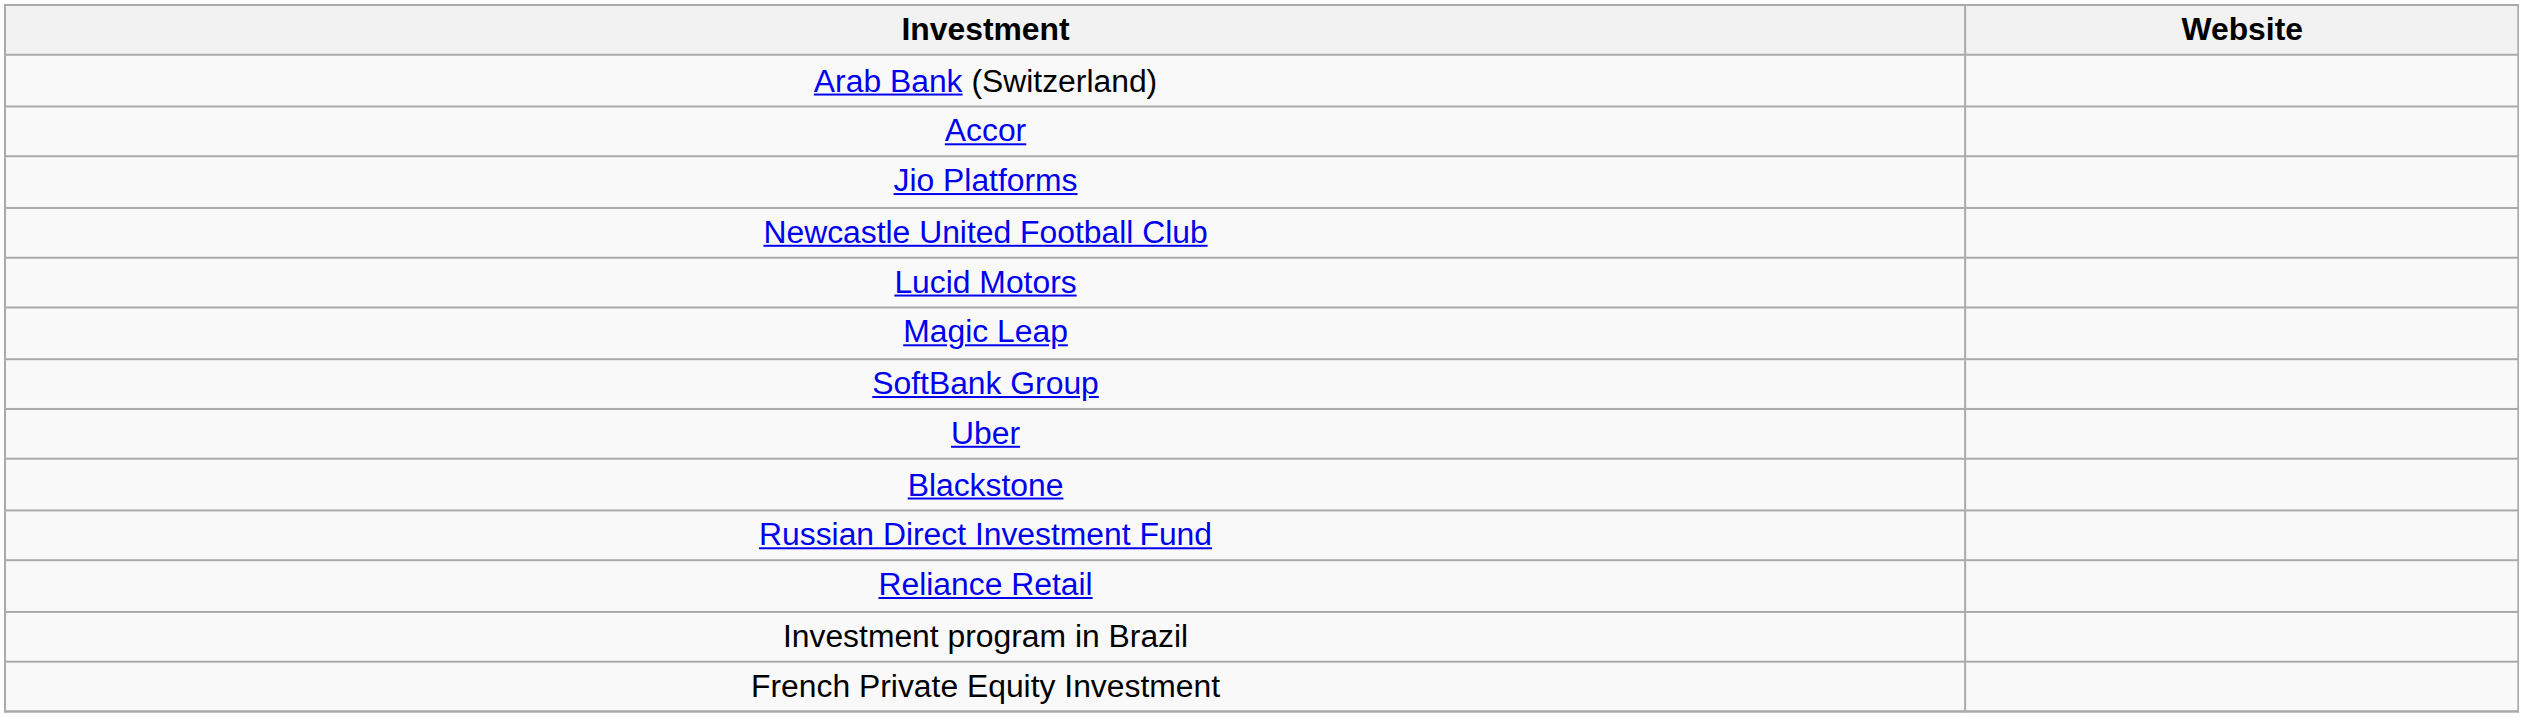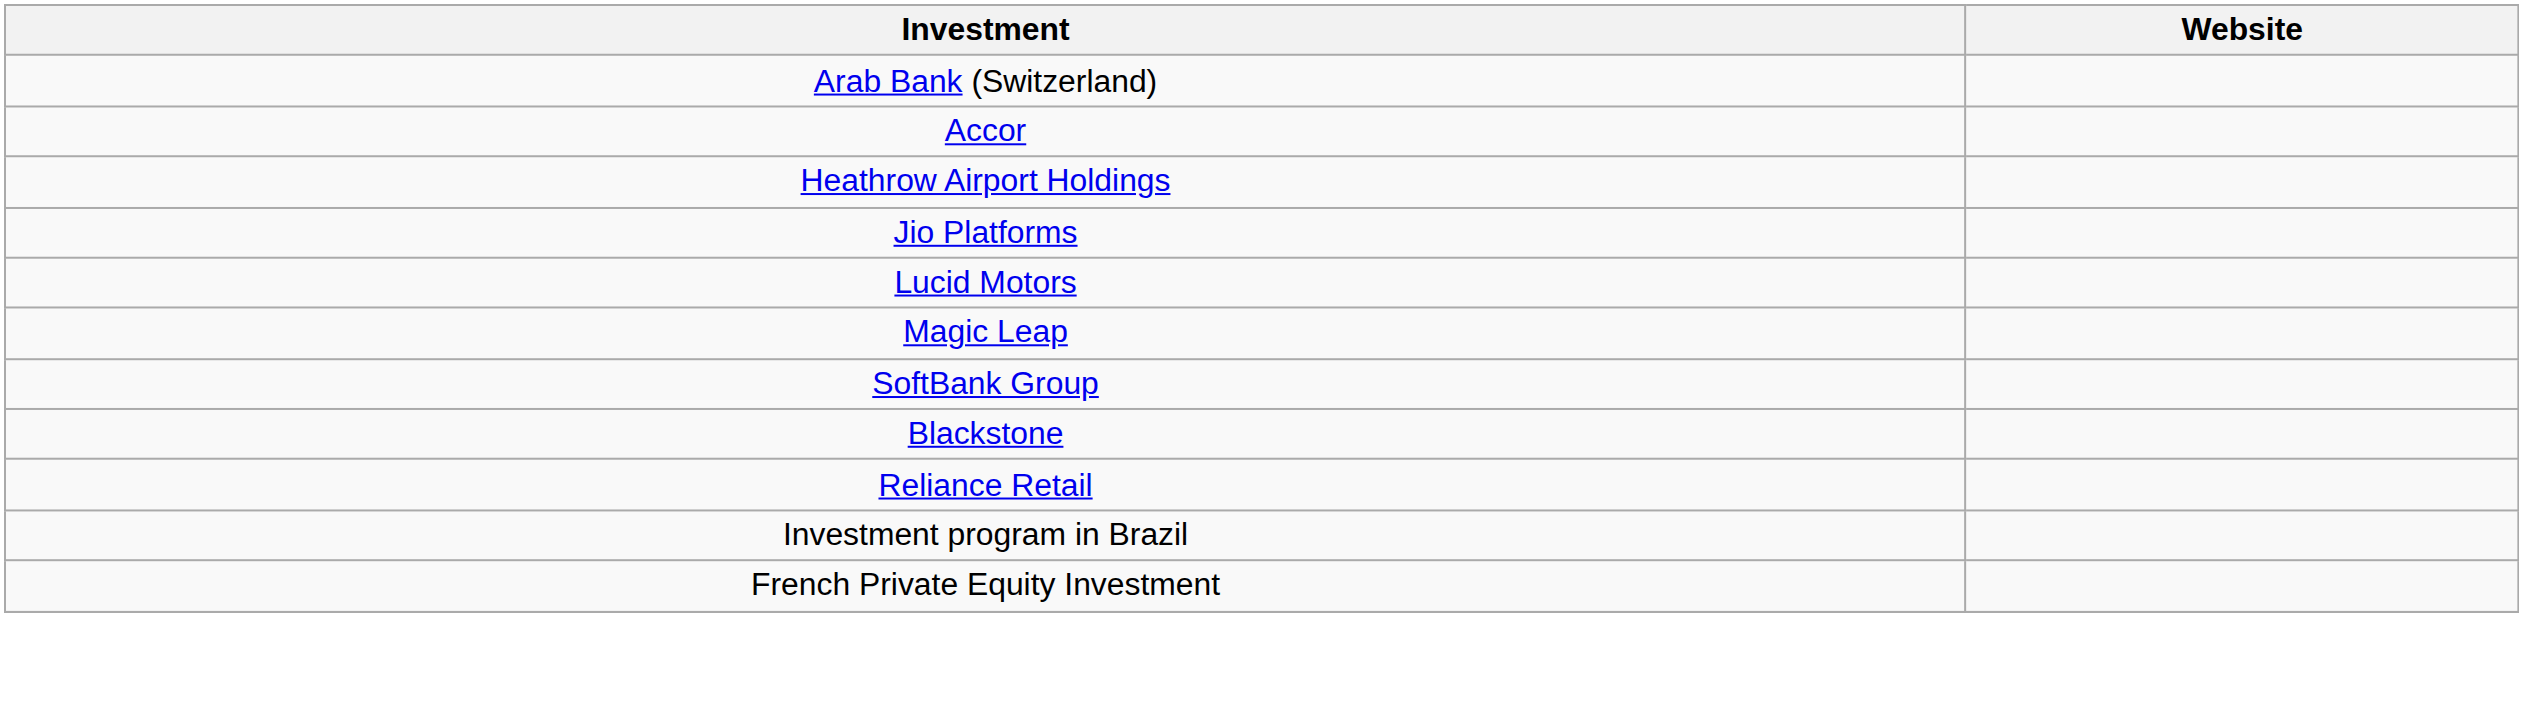+ row: (986, 181)
- row: (986, 231)
- row: (986, 433)
- row: (986, 534)
